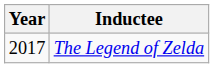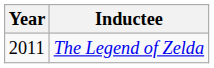(27, 47) 2017 -> (27, 47) 2011
